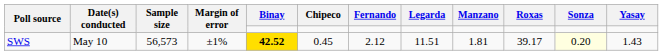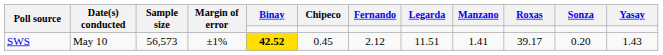(478, 41) 1.81 -> (478, 41) 1.41
(581, 41) lightyellow background -> (581, 41) no background
